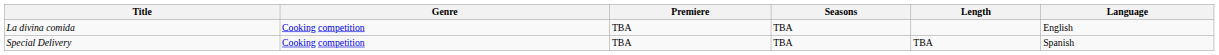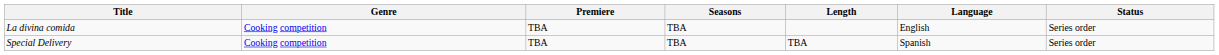+ column: (1130, 12)
